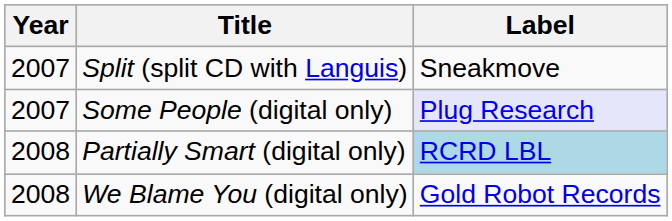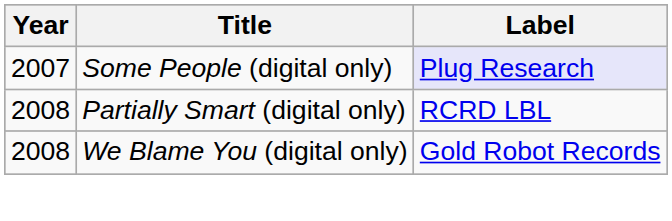- row: (245, 67)
(485, 151) lightblue background -> (485, 109) no background
